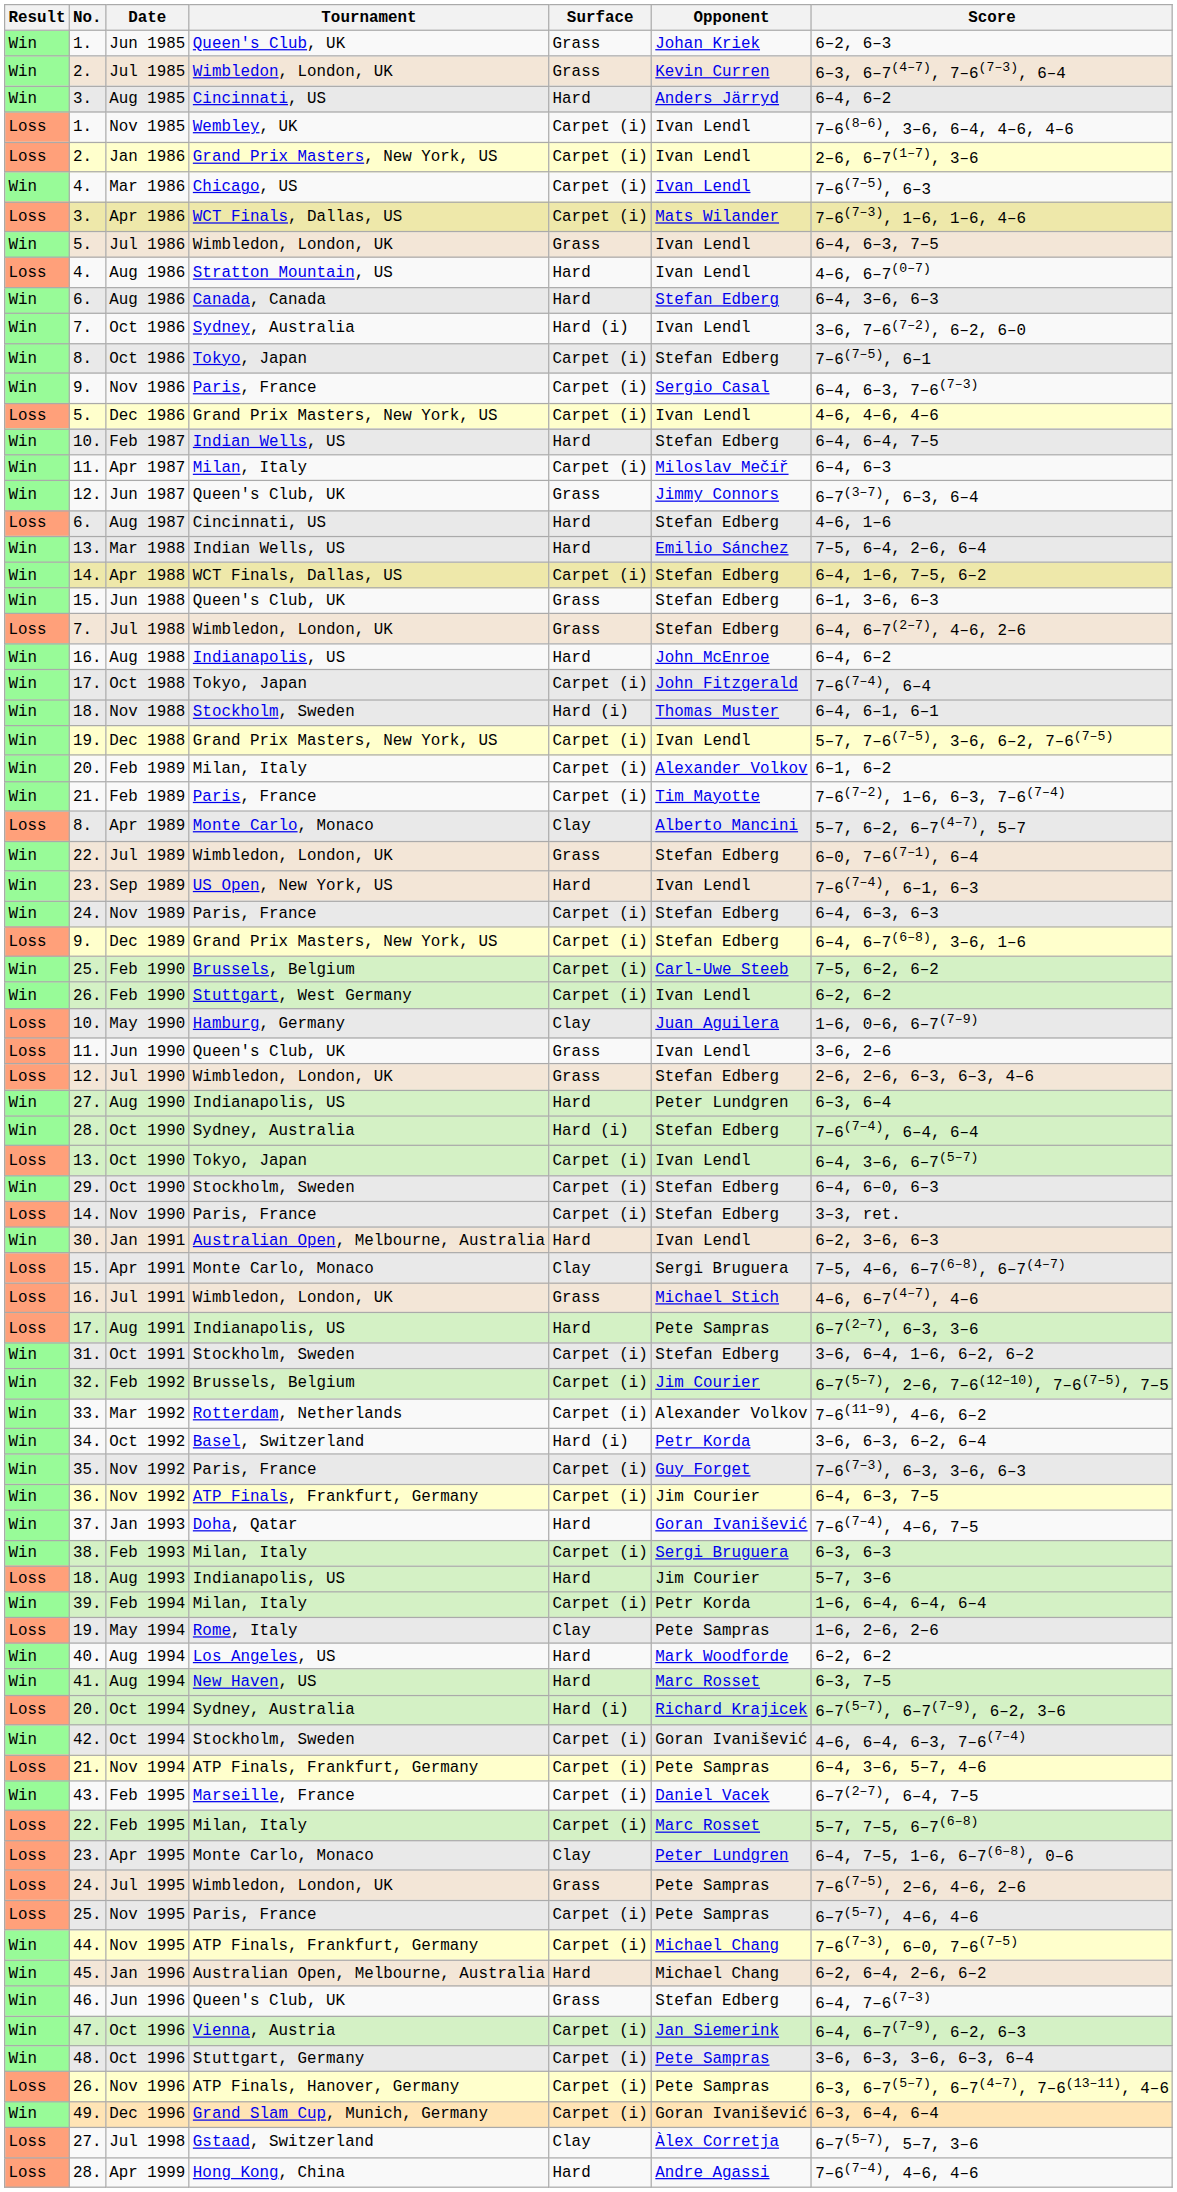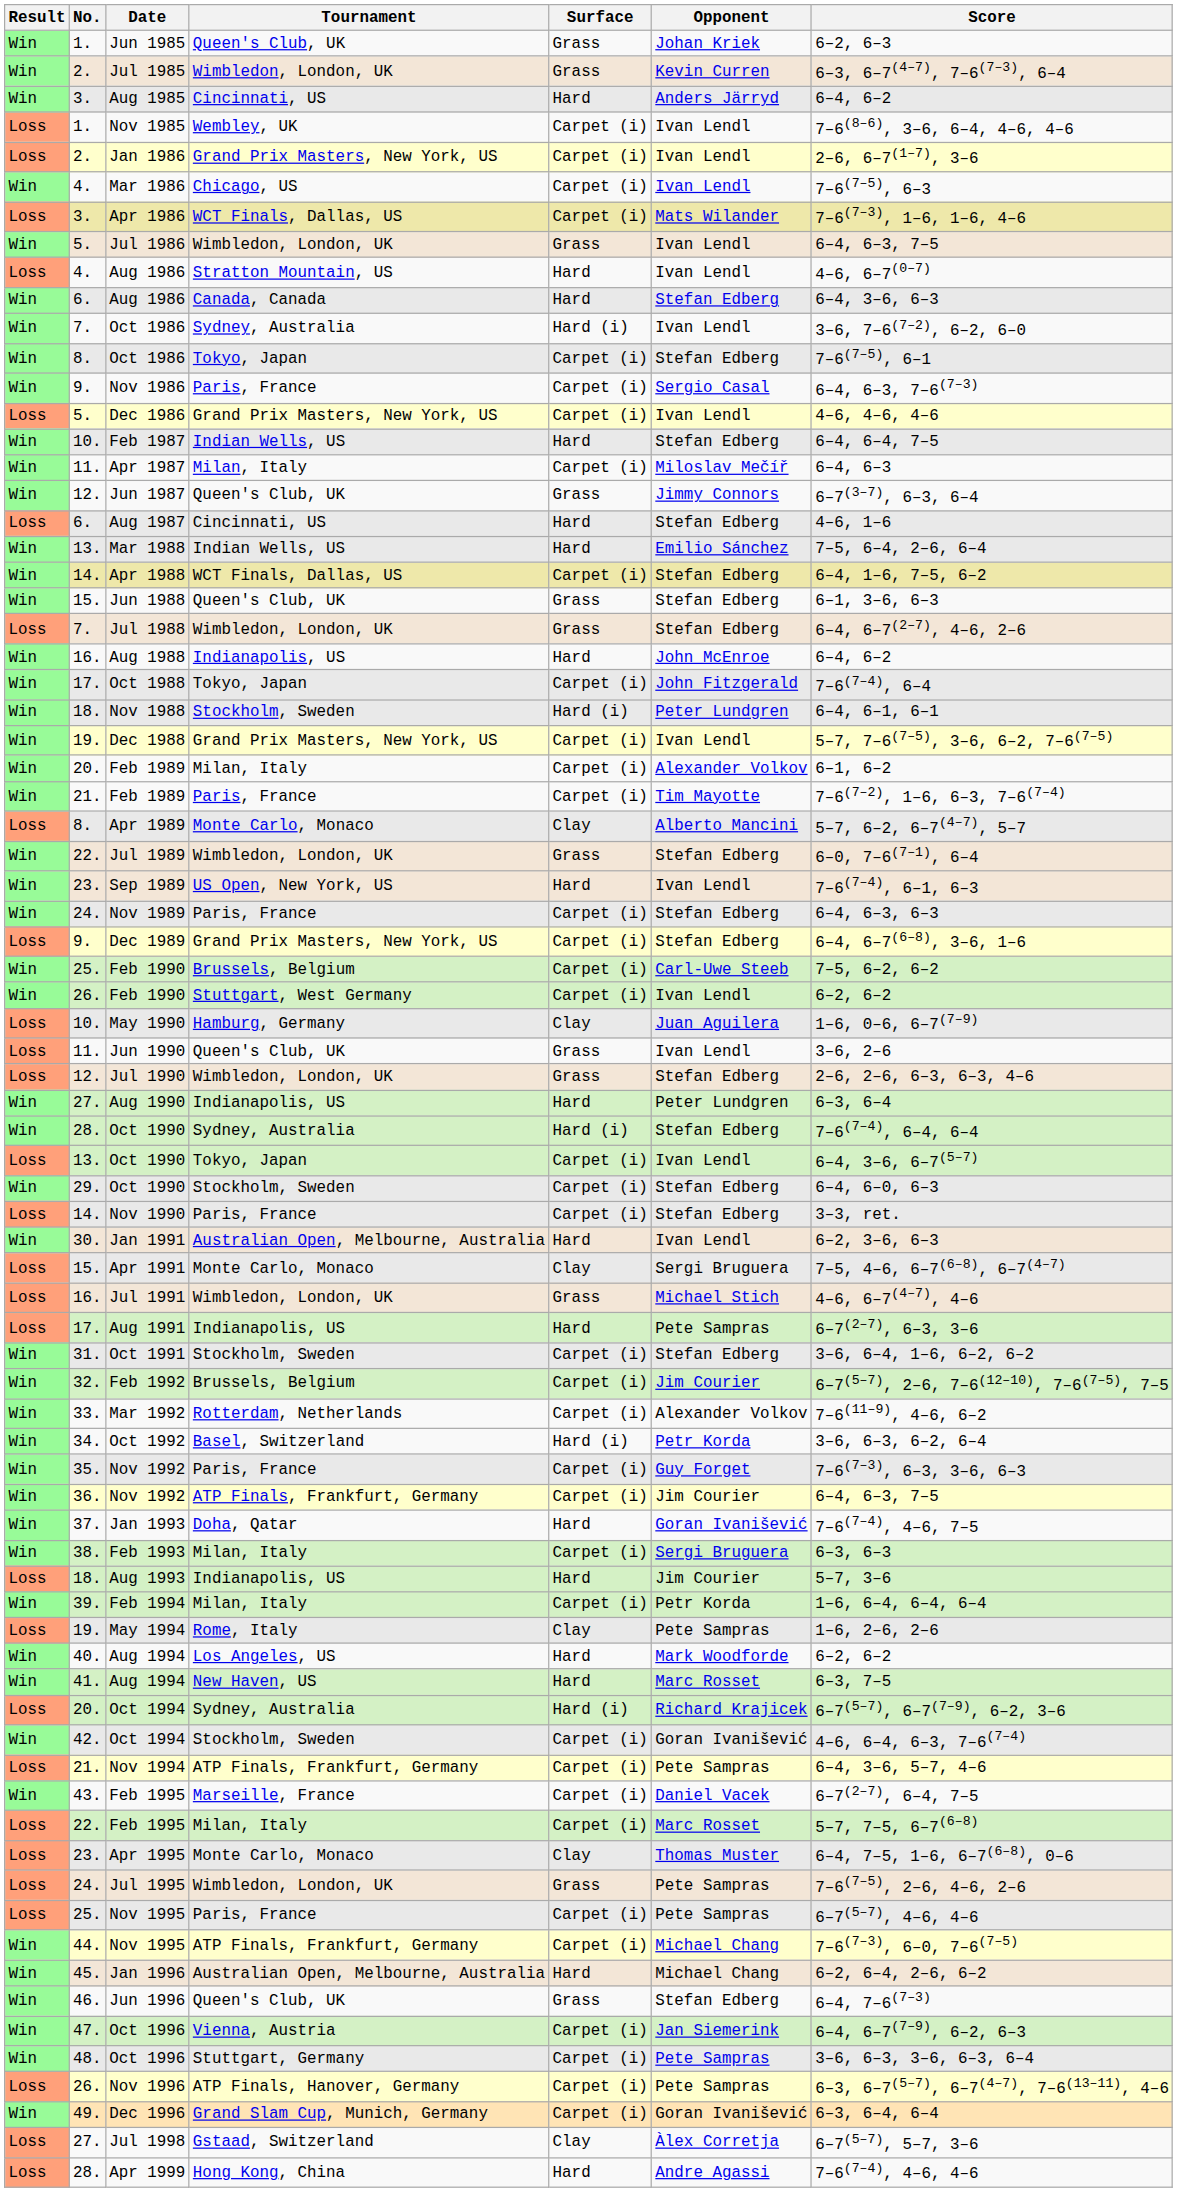(717, 712) Thomas Muster -> (722, 712) Peter Lundgren
(722, 1856) Peter Lundgren -> (717, 1856) Thomas Muster
